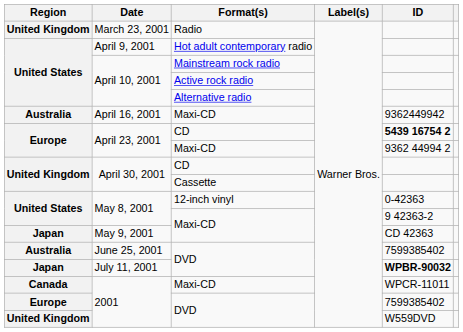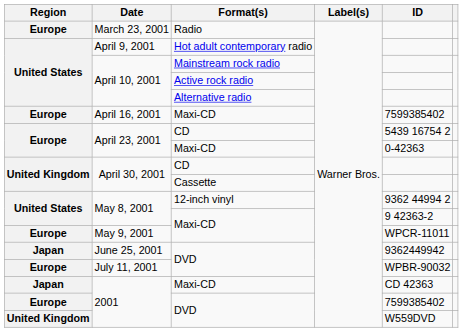(48, 30) United Kingdom -> (48, 30) Europe
(48, 115) Australia -> (48, 115) Europe
(415, 115) 9362449942 -> (415, 115) 7599385402
(418, 132) bold -> (418, 132) normal
(418, 149) 9362 44994 2 -> (405, 149) 0-42363
(405, 200) 0-42363 -> (418, 200) 9362 44994 2
(48, 234) Japan -> (48, 234) Europe
(409, 234) CD 42363 -> (417, 234) WPCR-11011
(48, 251) Australia -> (48, 251) Japan
(415, 251) 7599385402 -> (415, 251) 9362449942
(48, 268) Japan -> (48, 268) Europe
(418, 268) bold -> (418, 268) normal
(48, 285) Canada -> (48, 285) Japan
(417, 285) WPCR-11011 -> (409, 285) CD 42363
